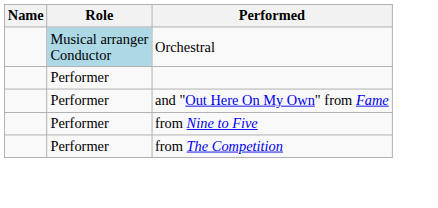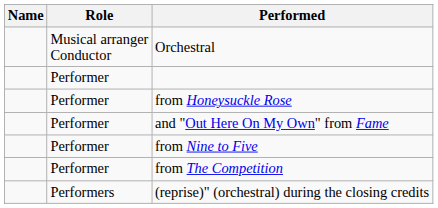(99, 46) lightblue background -> (99, 46) no background
+ row: (223, 100)
+ row: (292, 191)
